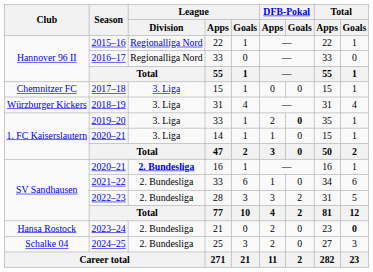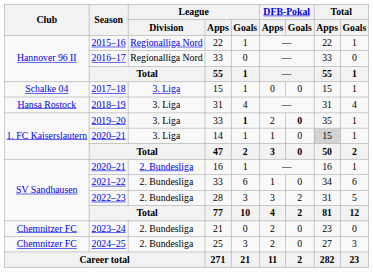(47, 89) Chemnitzer FC -> (47, 89) Schalke 04
(47, 105) Würzburger Kickers -> (47, 105) Hansa Rostock
(245, 120) normal -> (245, 120) bold
(327, 136) no background -> (327, 136) lightgrey background
(166, 167) bold -> (166, 167) normal
(47, 228) Hansa Rostock -> (47, 228) Chemnitzer FC
(354, 228) bold -> (354, 228) normal
(47, 244) Schalke 04 -> (47, 244) Chemnitzer FC
